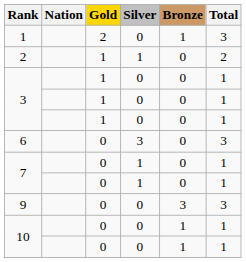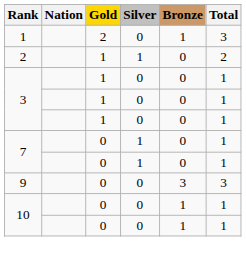- row: (23, 141)
